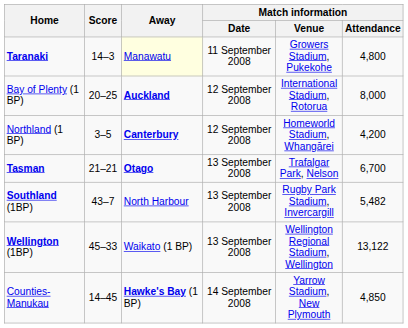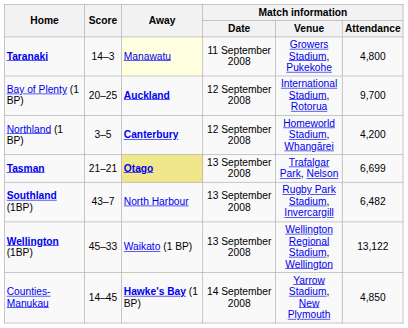(373, 95) 8,000 -> (373, 95) 9,700
(139, 168) no background -> (139, 168) khaki background
(373, 168) 6,700 -> (373, 168) 6,699
(373, 202) 5,482 -> (373, 202) 6,482
